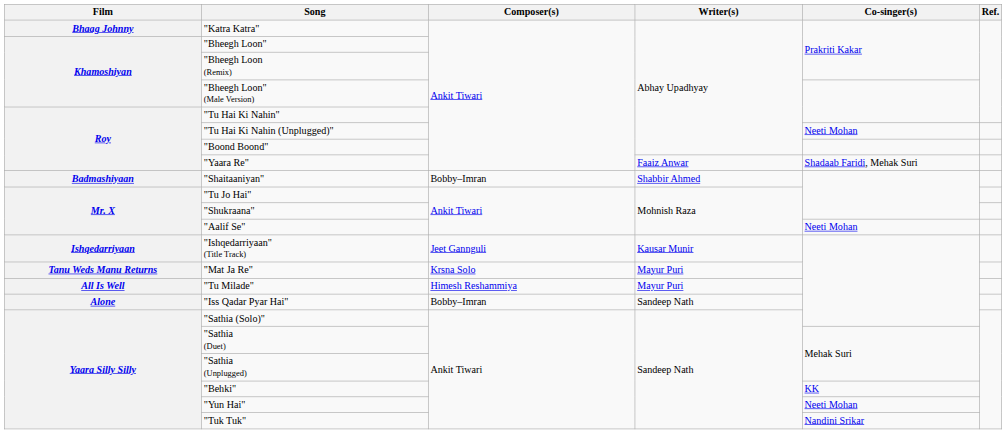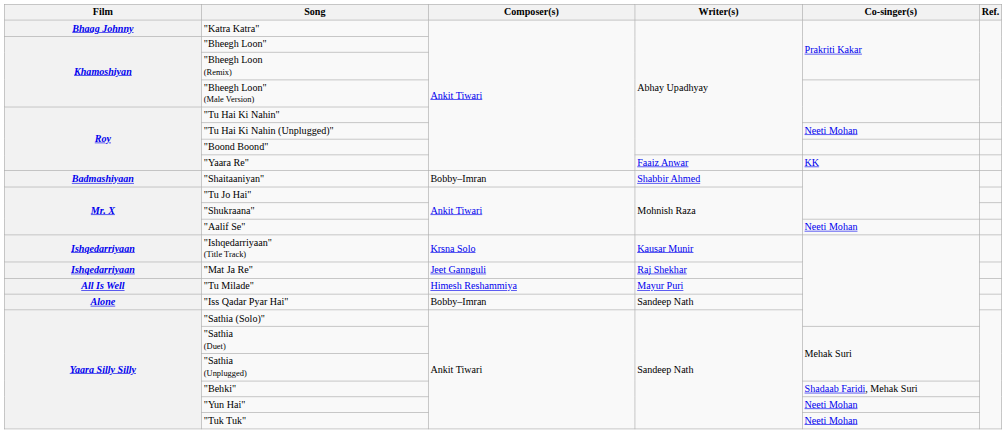(861, 163) Shadaab Faridi, Mehak Suri -> (812, 163) KK
(458, 248) Jeet Gannguli -> (453, 248) Krsna Solo
(103, 270) Tanu Weds Manu Returns -> (103, 270) Ishqedarriyaan
(453, 270) Krsna Solo -> (458, 270) Jeet Gannguli
(660, 270) Mayur Puri -> (662, 270) Raj Shekhar
(812, 388) KK -> (861, 388) Shadaab Faridi, Mehak Suri
(834, 420) Nandini Srikar -> (831, 420) Neeti Mohan
